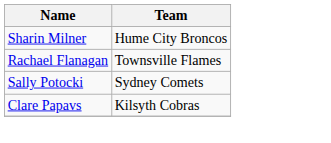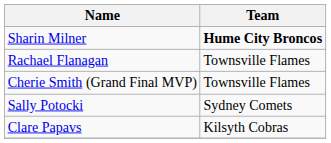(171, 37) normal -> (263, 37) bold
+ row: (102, 82)
